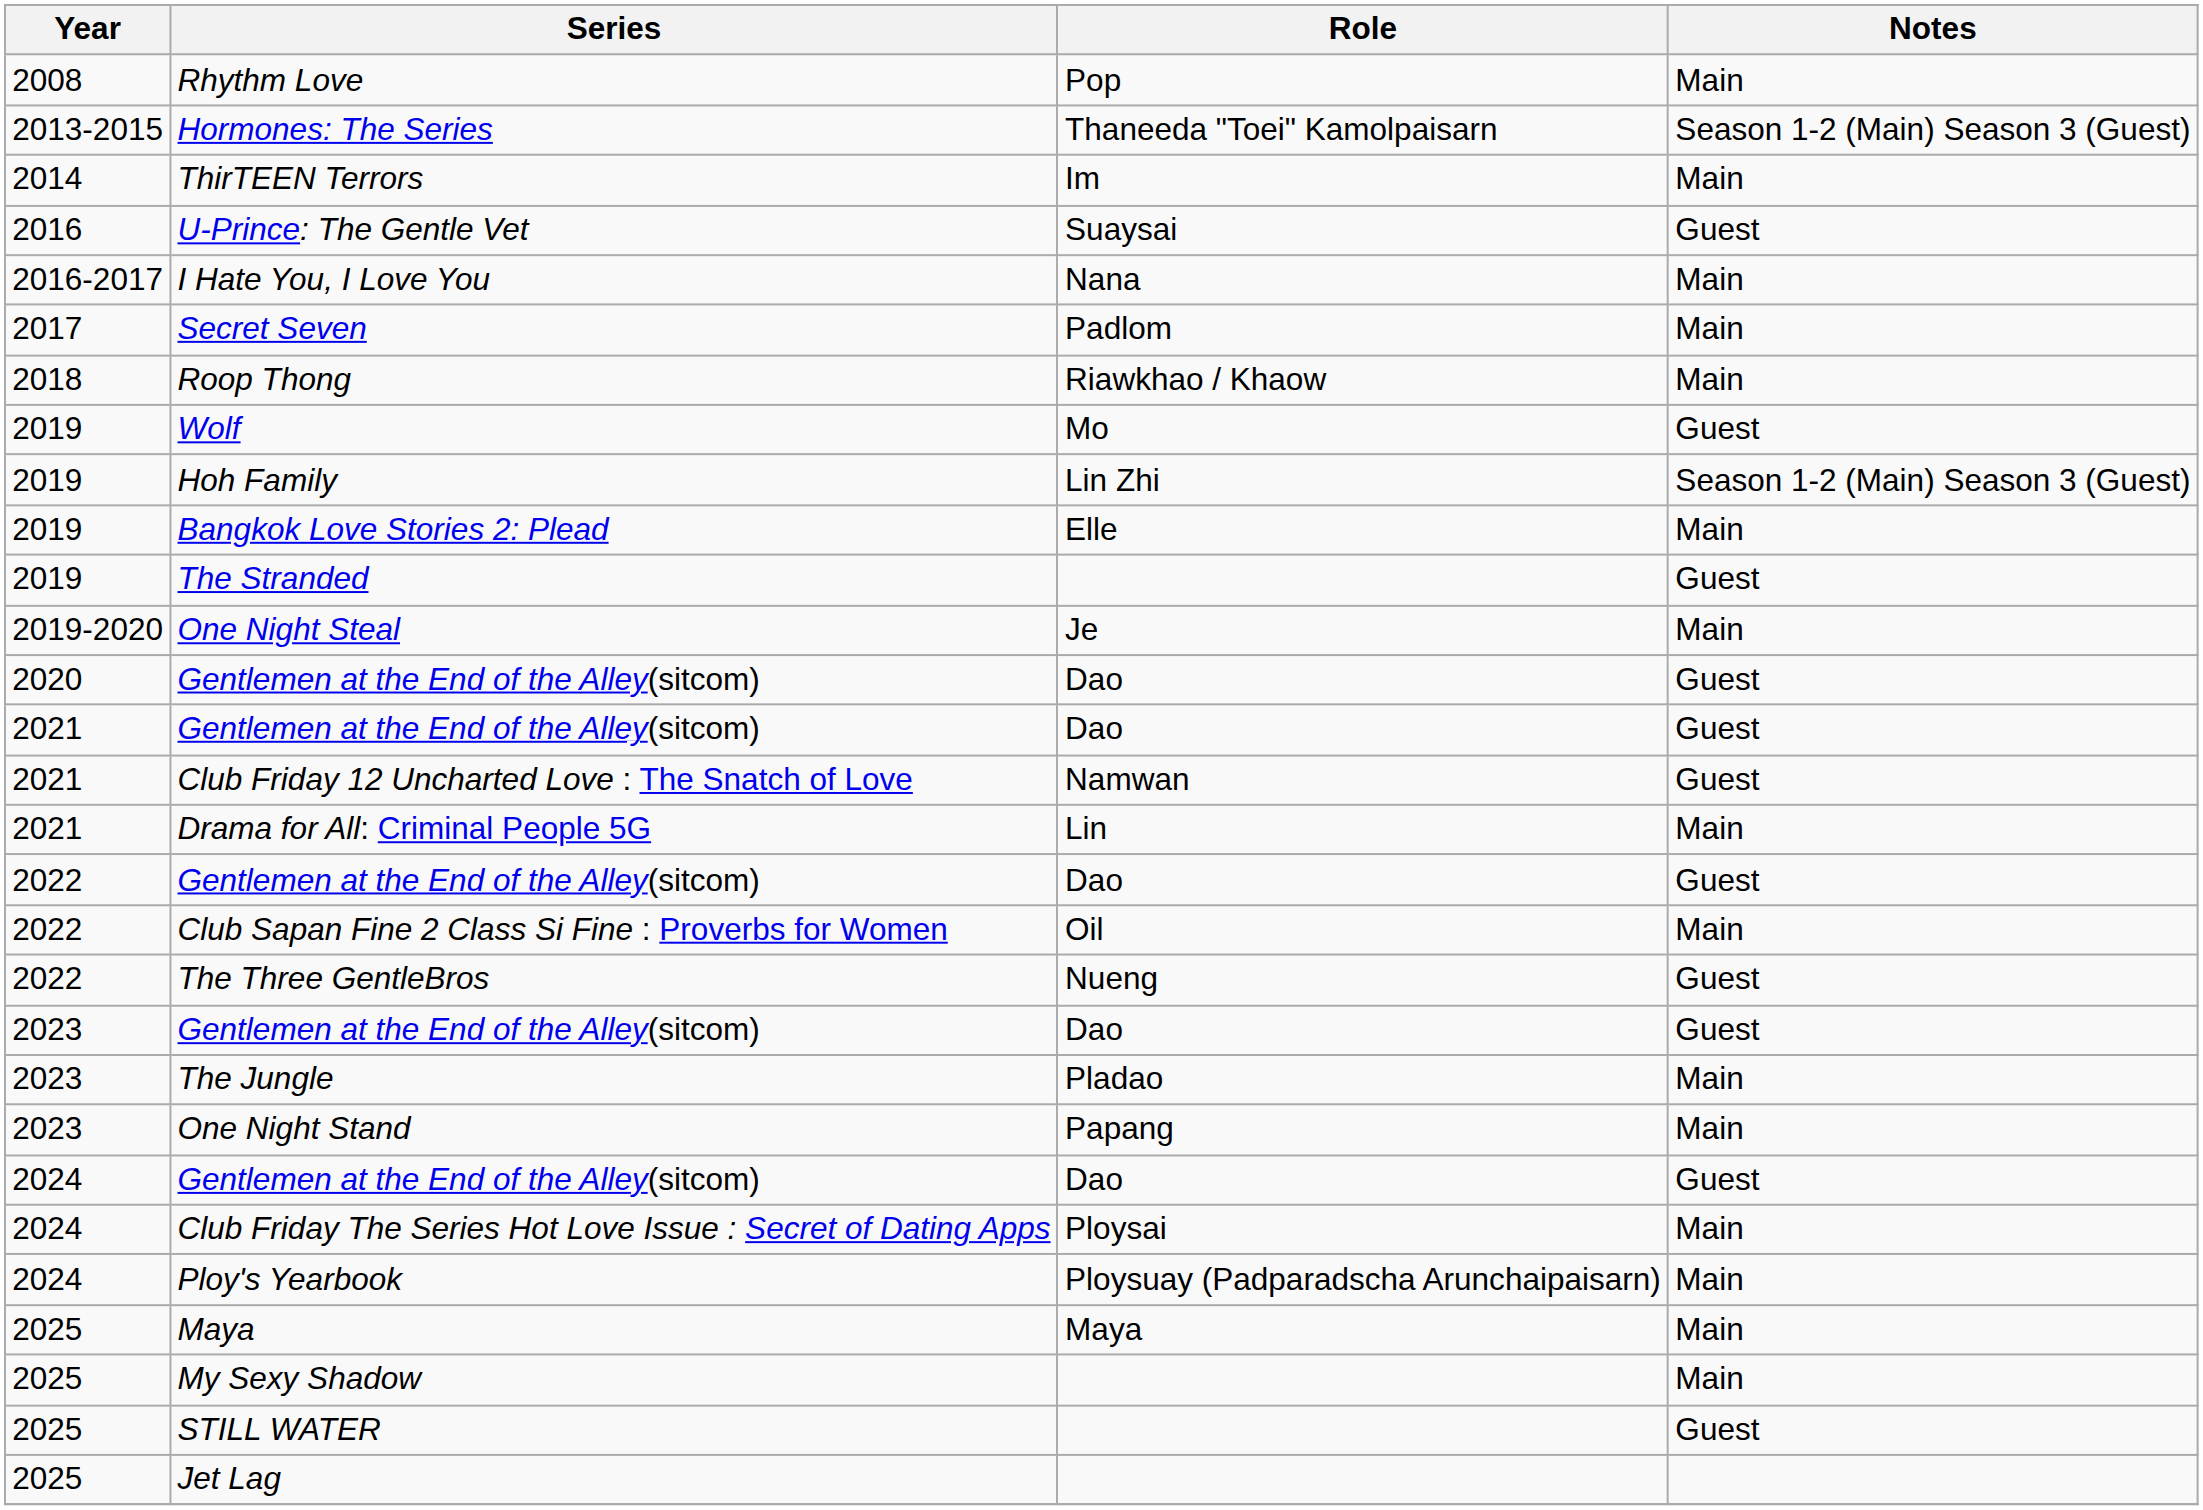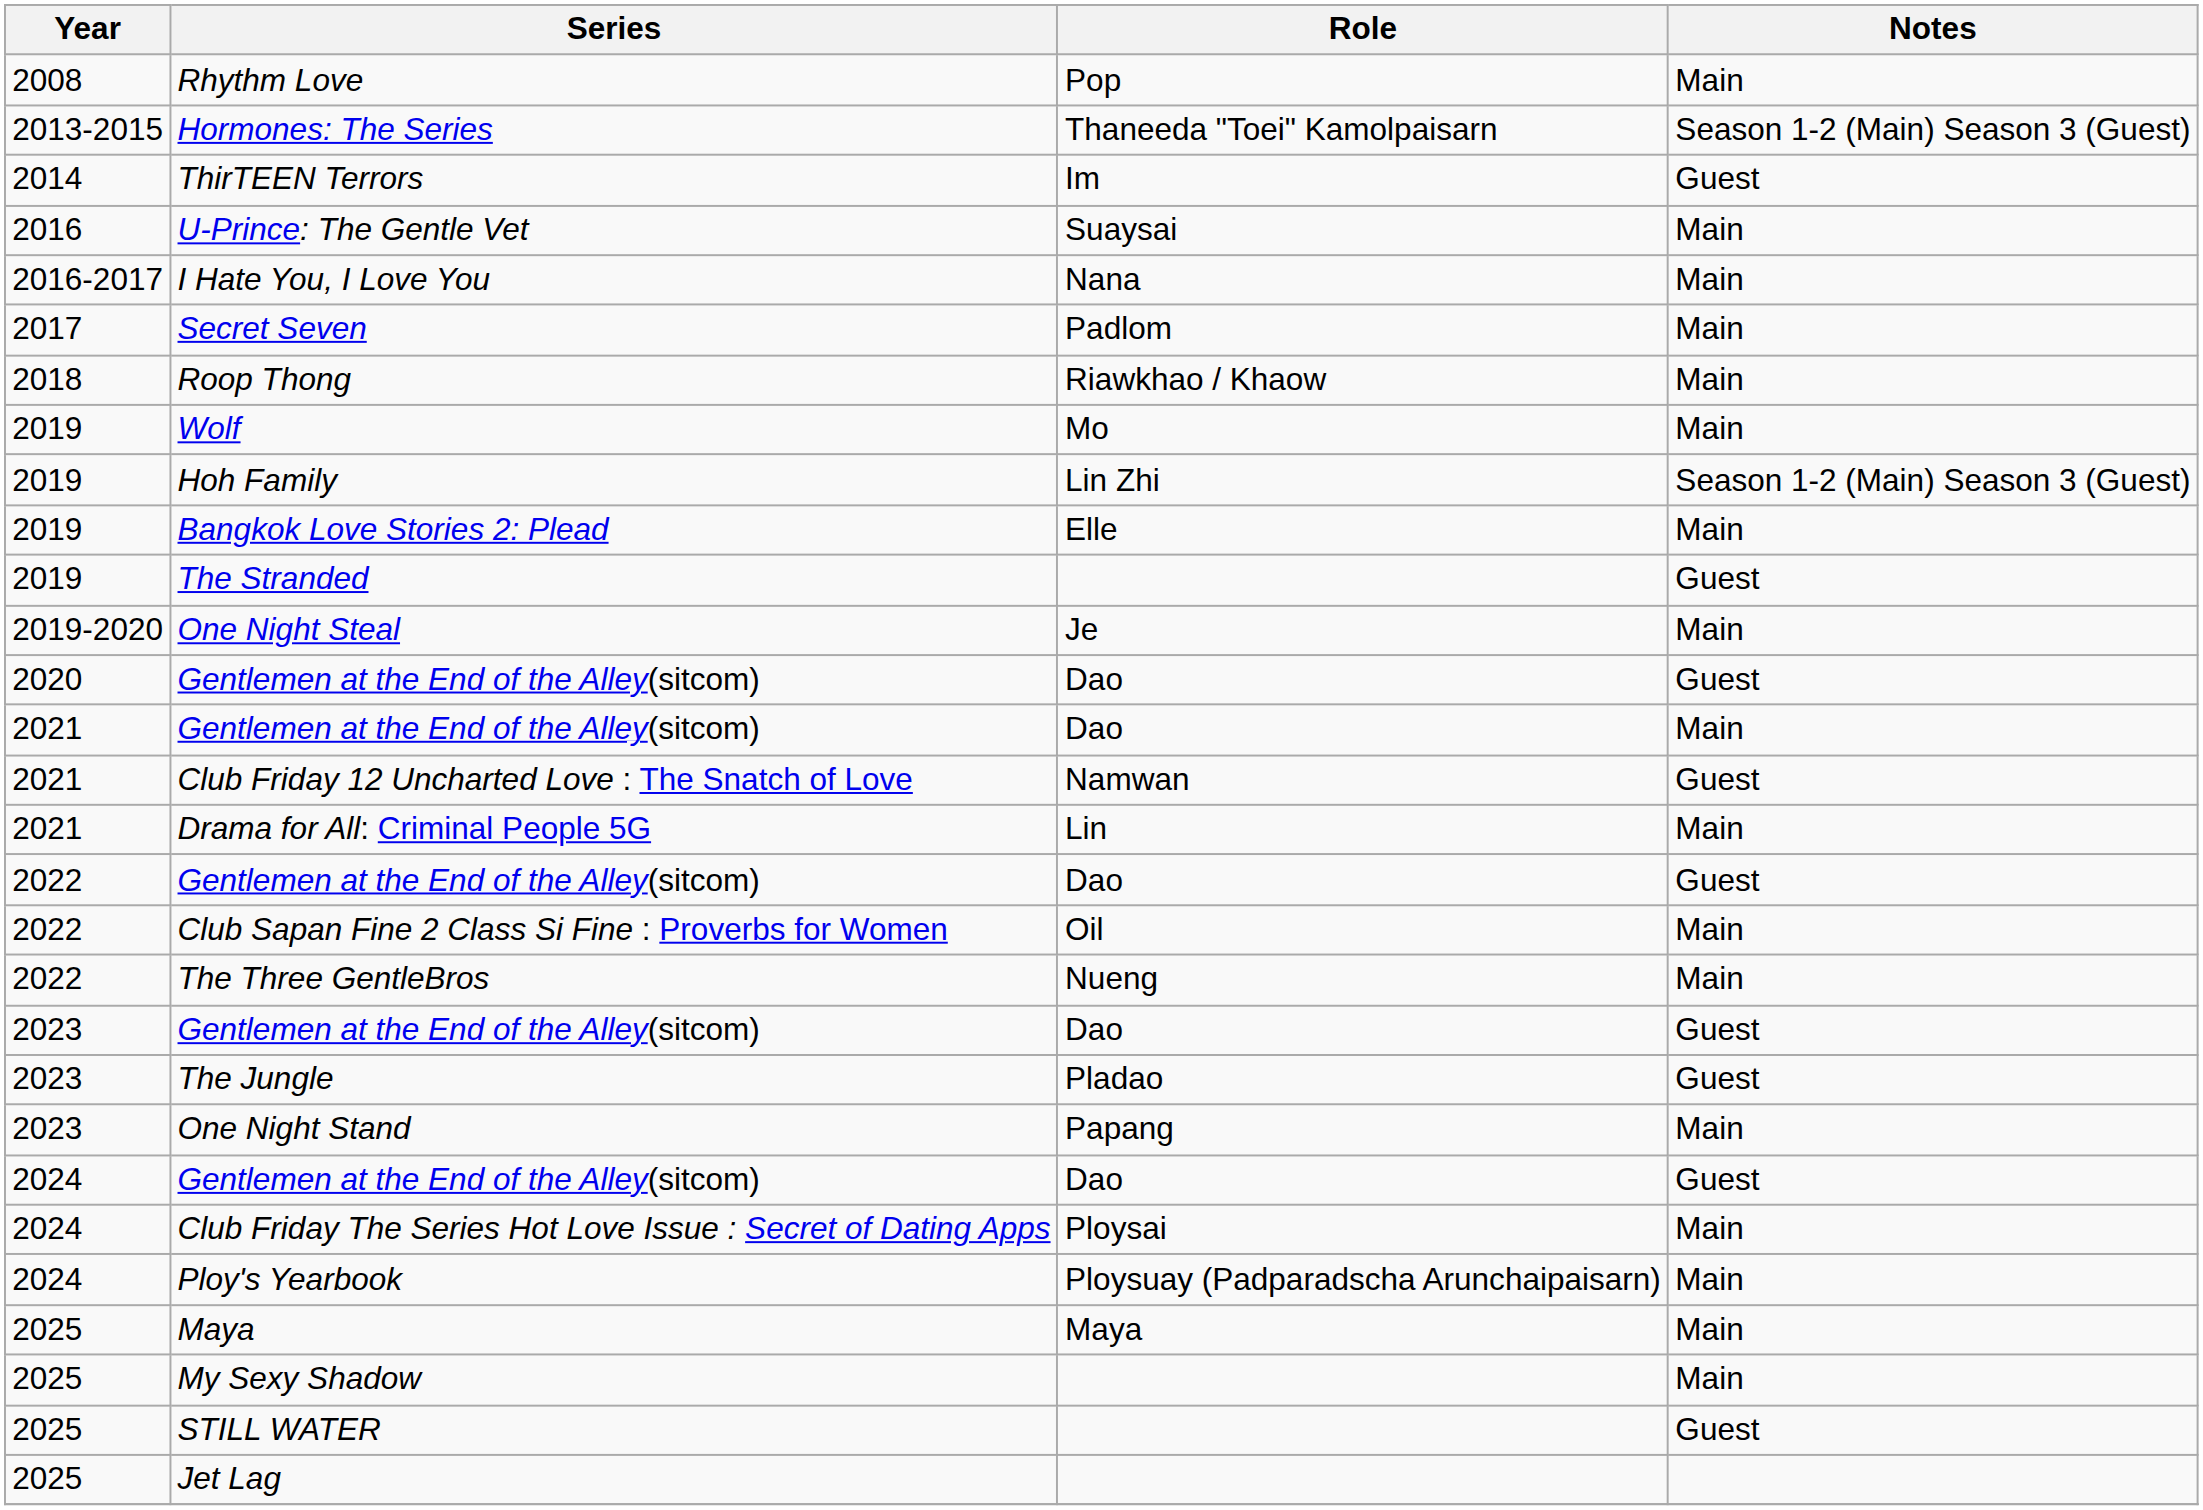(1710, 179) Main -> (1717, 179) Guest
(1717, 229) Guest -> (1710, 229) Main
(1717, 429) Guest -> (1710, 429) Main
(1717, 729) Guest -> (1710, 729) Main
(1717, 979) Guest -> (1710, 979) Main
(1710, 1079) Main -> (1717, 1079) Guest
